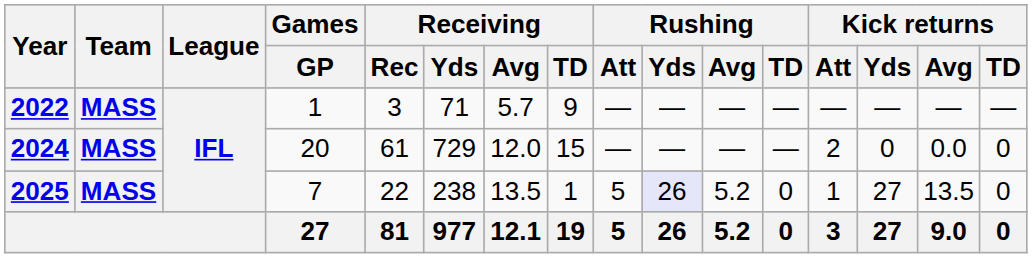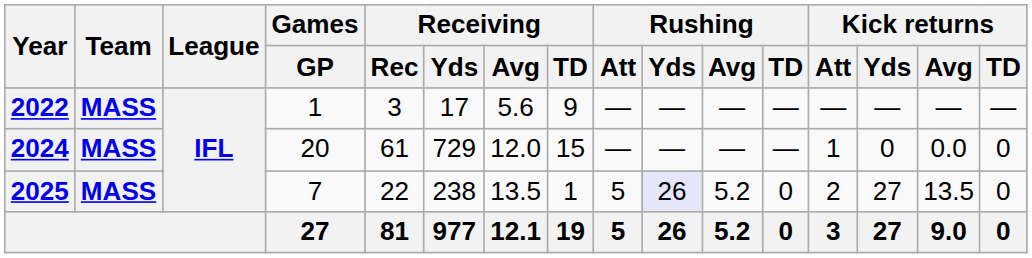(454, 107) 71 -> (454, 107) 17
(516, 107) 5.7 -> (516, 107) 5.6
(833, 149) 2 -> (833, 149) 1
(833, 190) 1 -> (833, 190) 2
